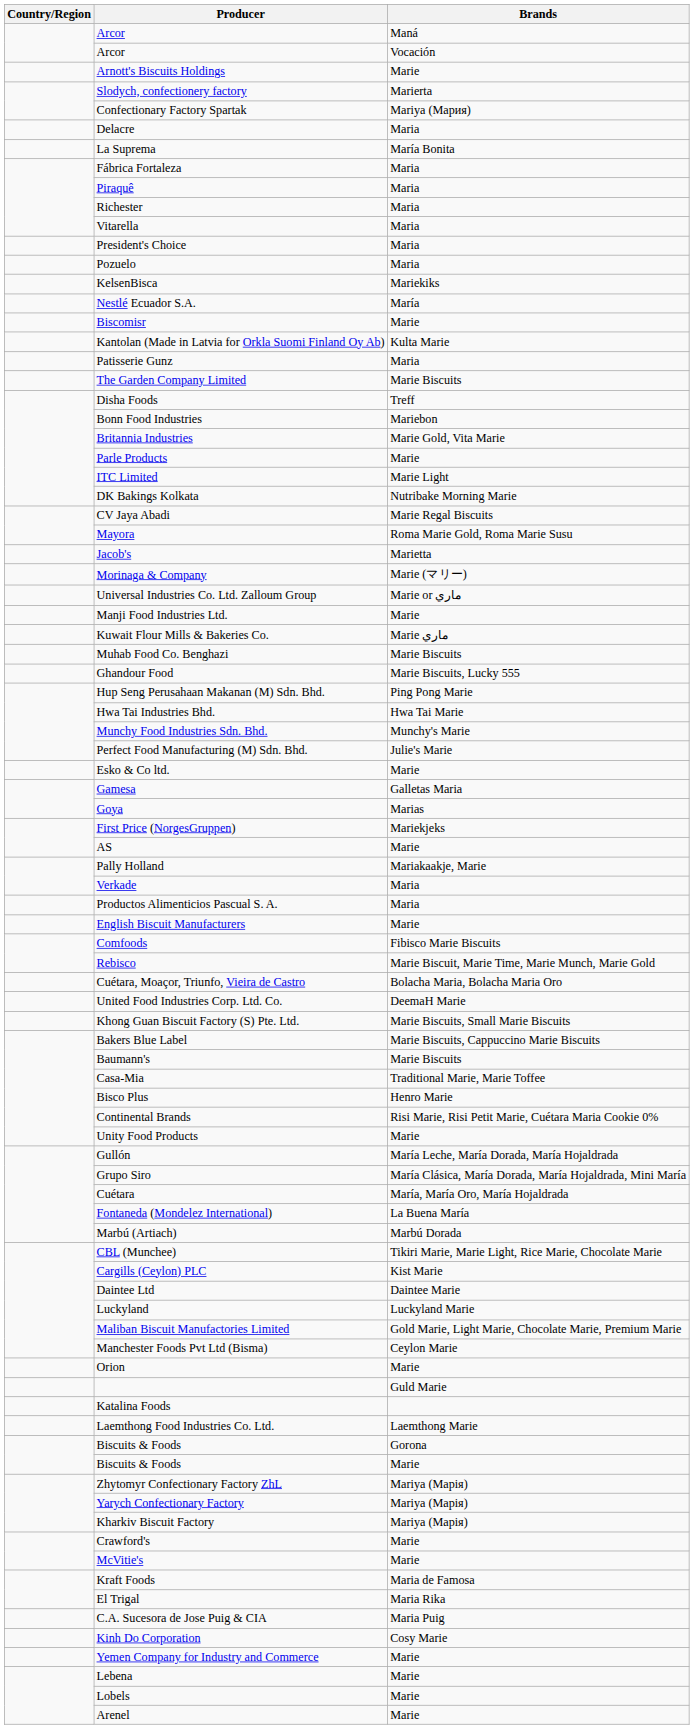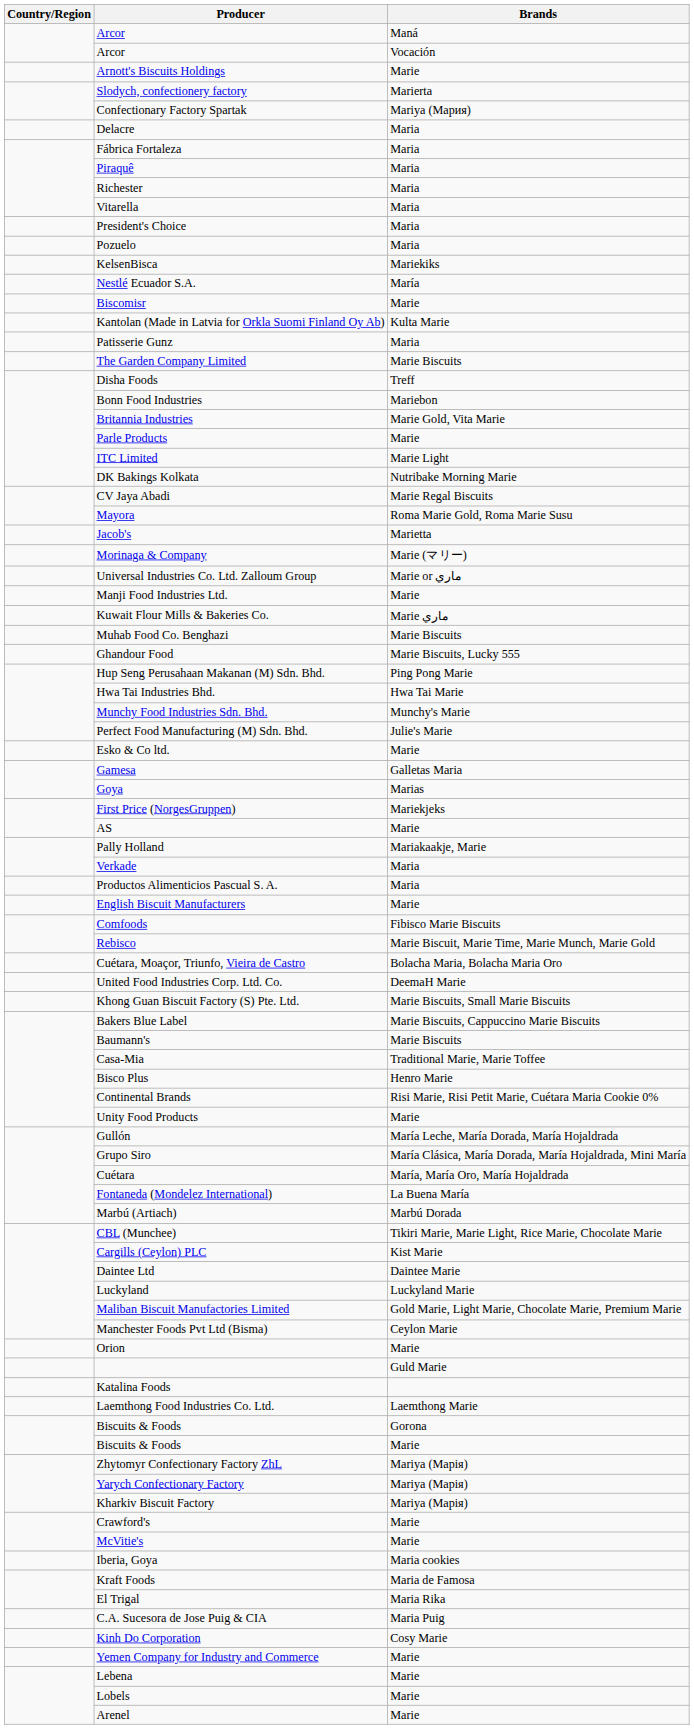- row: (126, 149)
+ row: (127, 1560)
